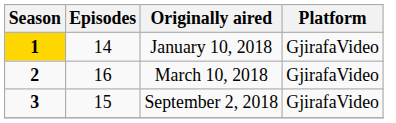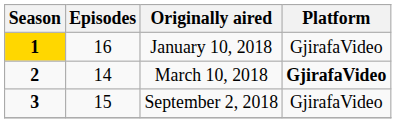(103, 46) 14 -> (103, 46) 16
(103, 74) 16 -> (103, 74) 14
(333, 74) normal -> (336, 74) bold
